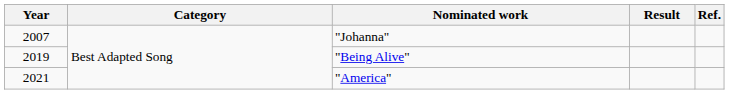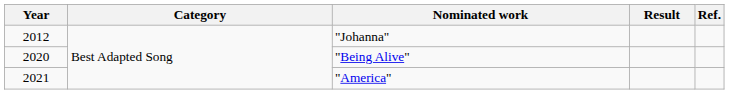(36, 36) 2007 -> (36, 36) 2012
(36, 57) 2019 -> (36, 57) 2020
